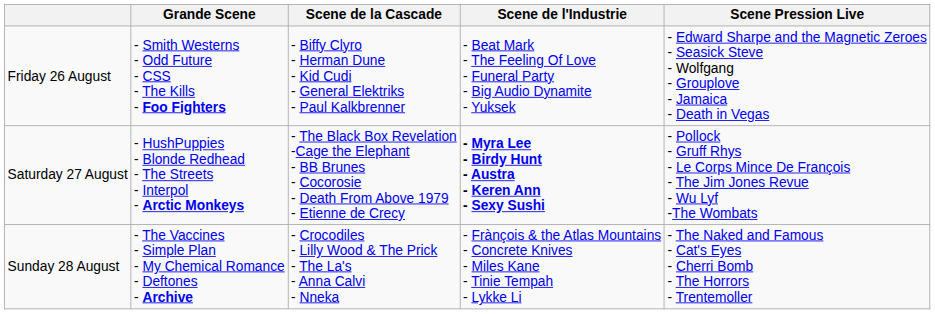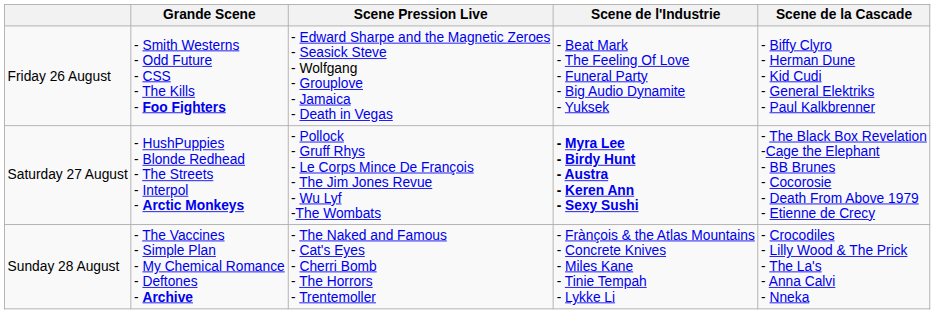columns swapped: (374, 15) <-> (797, 15)
